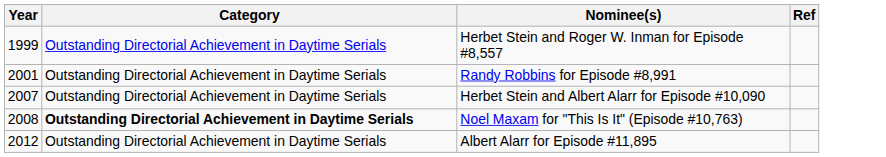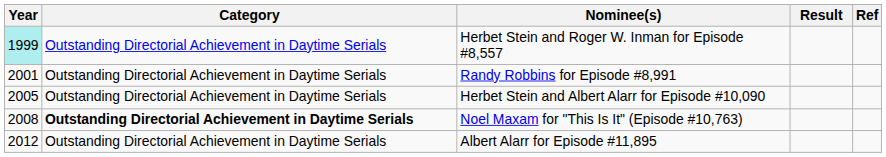+ column: (821, 15)
(23, 45) no background -> (23, 45) paleturquoise background
(23, 97) 2007 -> (23, 97) 2005
